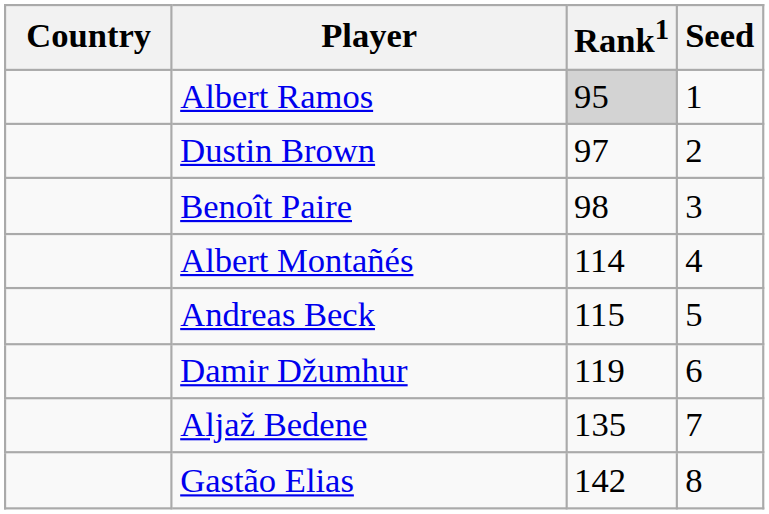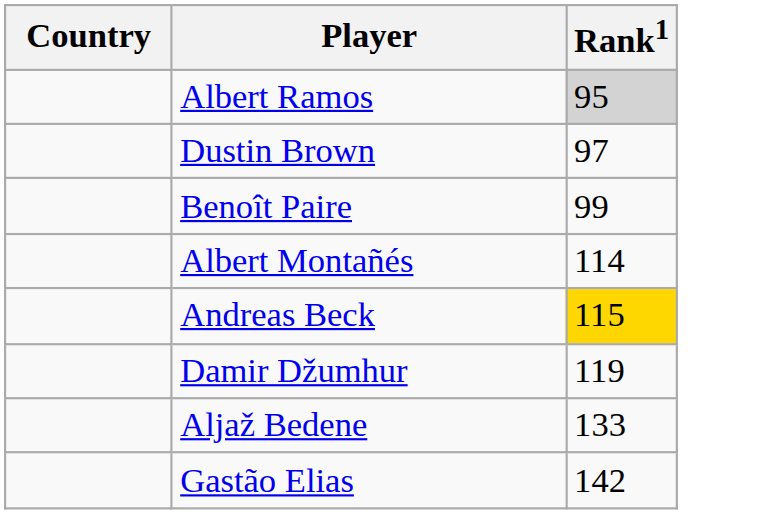- column: (720, 36)
(591, 205) 98 -> (591, 205) 99
(599, 315) no background -> (599, 315) gold background
(600, 424) 135 -> (600, 424) 133
